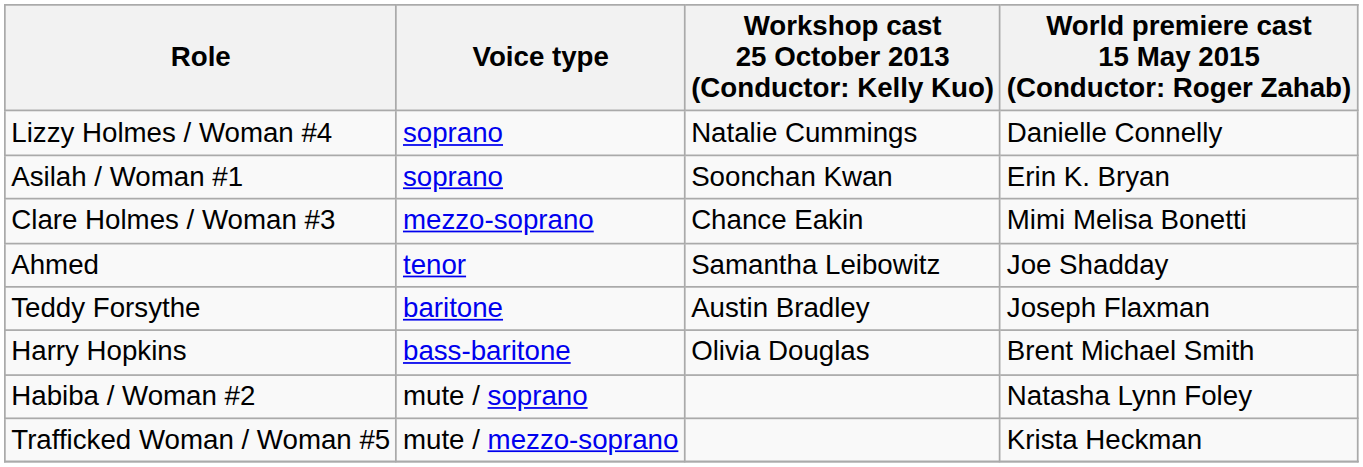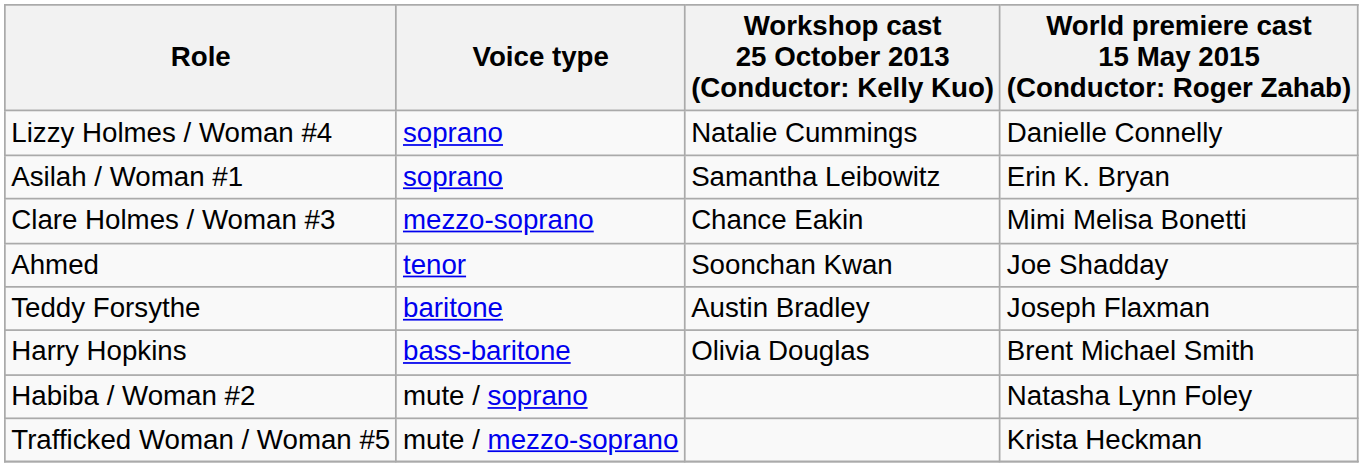(792, 176) Soonchan Kwan -> (816, 176) Samantha Leibowitz
(816, 264) Samantha Leibowitz -> (792, 264) Soonchan Kwan
